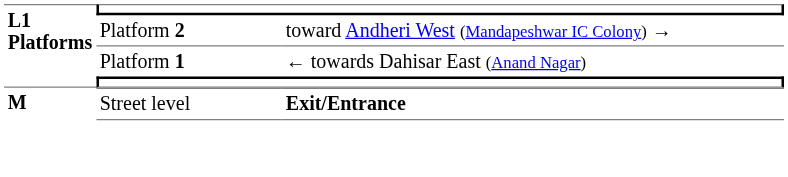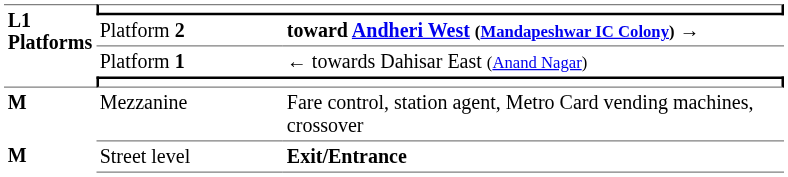(479, 30) normal -> (493, 30) bold
+ row: (144, 102)
